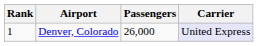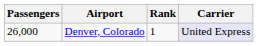columns swapped: (20, 13) <-> (150, 13)
